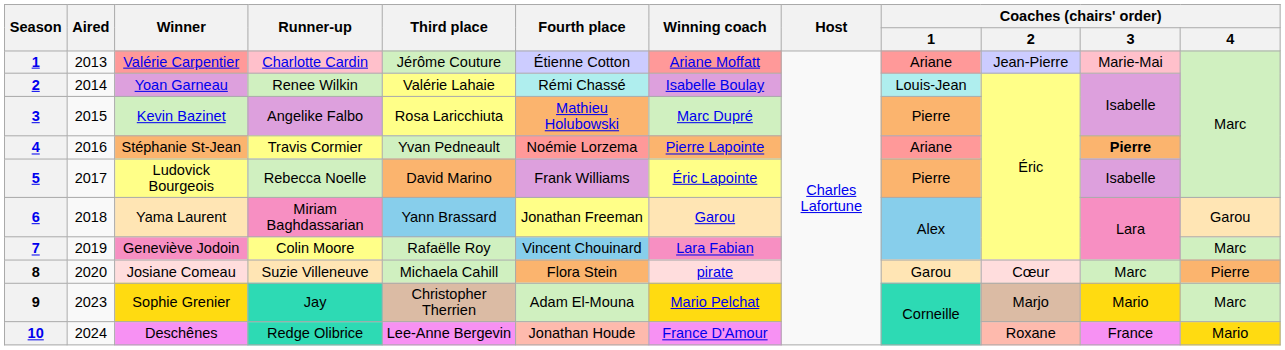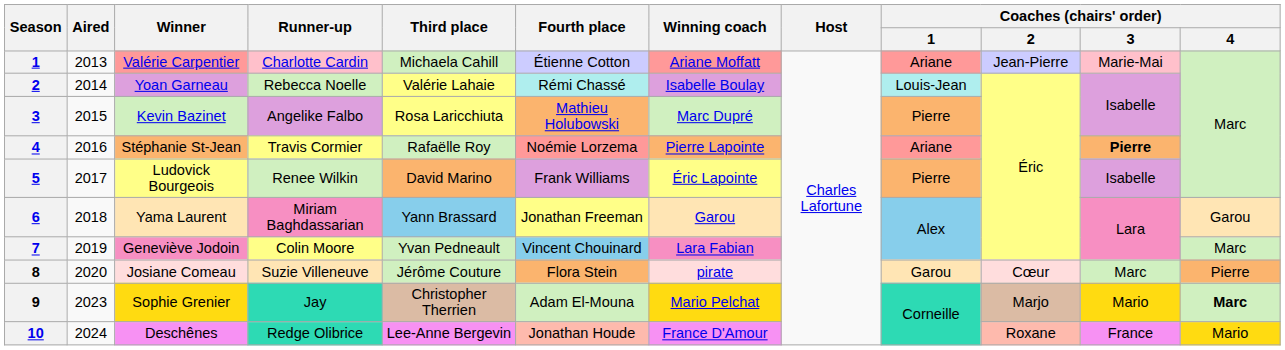(449, 62) Jérôme Couture -> (449, 62) Michaela Cahill
(315, 85) Renee Wilkin -> (315, 85) Rebecca Noelle
(449, 147) Yvan Pedneault -> (449, 147) Rafaëlle Roy
(315, 178) Rebecca Noelle -> (315, 178) Renee Wilkin
(449, 249) Rafaëlle Roy -> (449, 249) Yvan Pedneault
(449, 272) Michaela Cahill -> (449, 272) Jérôme Couture
(1230, 303) normal -> (1230, 303) bold
